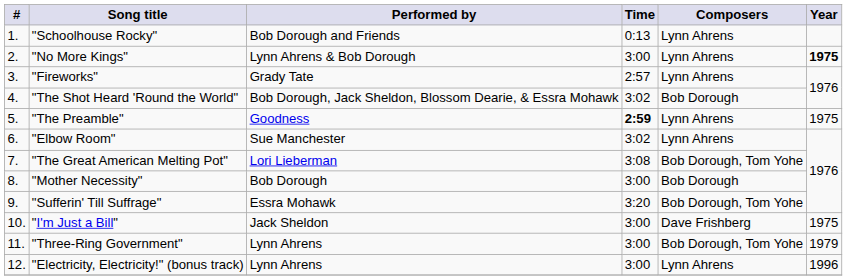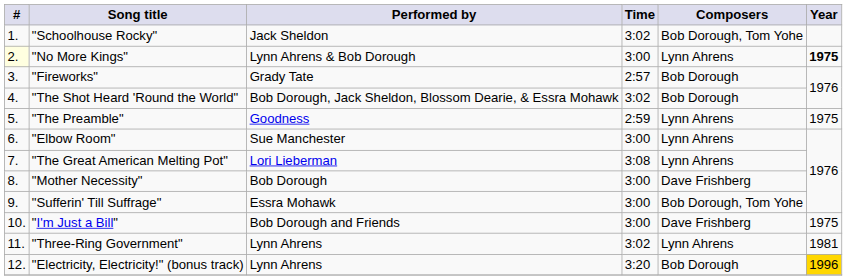(325, 35) Bob Dorough and Friends -> (289, 35) Jack Sheldon
(637, 35) 0:13 -> (637, 35) 3:02
(697, 35) Lynn Ahrens -> (732, 35) Bob Dorough, Tom Yohe
(13, 56) no background -> (13, 56) lightyellow background
(697, 77) Lynn Ahrens -> (700, 77) Bob Dorough
(638, 118) bold -> (637, 118) normal
(637, 139) 3:02 -> (637, 139) 3:00
(732, 160) Bob Dorough, Tom Yohe -> (697, 160) Lynn Ahrens
(700, 181) Bob Dorough -> (706, 181) Dave Frishberg
(637, 202) 3:20 -> (637, 202) 3:00
(289, 222) Jack Sheldon -> (325, 222) Bob Dorough and Friends
(637, 243) 3:00 -> (637, 243) 3:02
(732, 243) Bob Dorough, Tom Yohe -> (697, 243) Lynn Ahrens
(824, 243) 1979 -> (824, 243) 1981
(637, 264) 3:00 -> (637, 264) 3:20
(697, 264) Lynn Ahrens -> (700, 264) Bob Dorough
(824, 264) no background -> (824, 264) gold background
